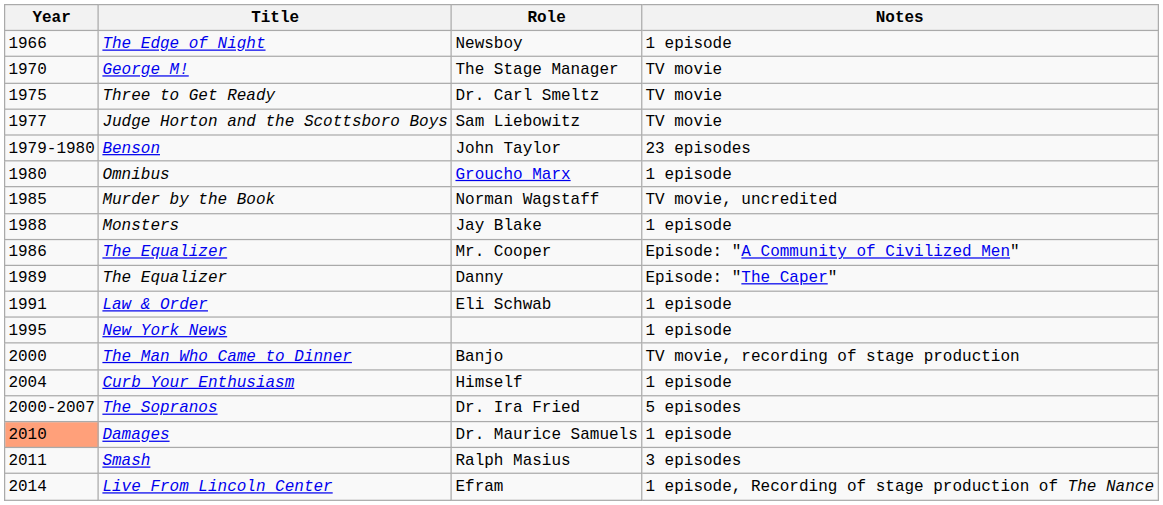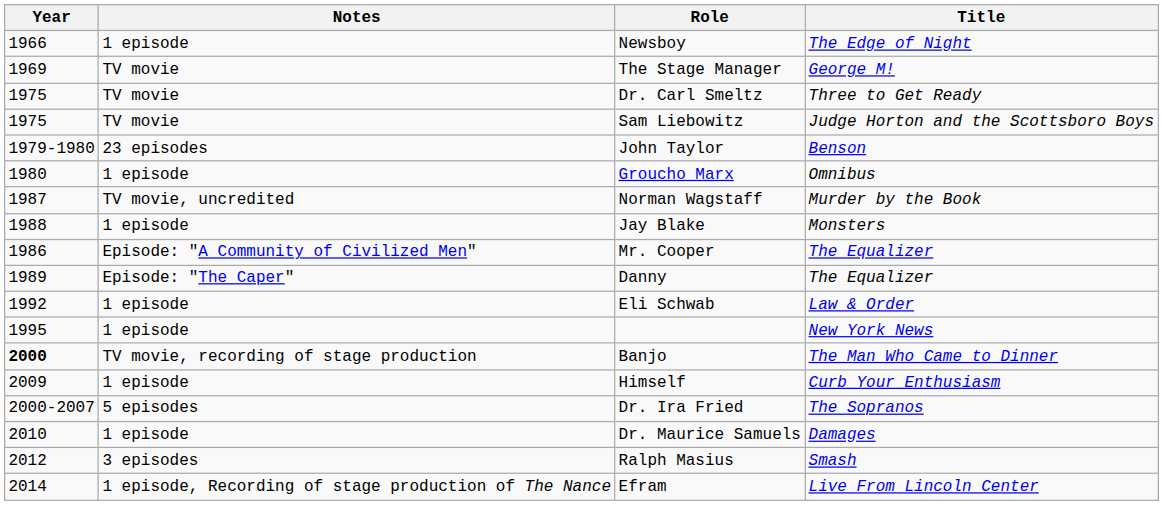columns swapped: (275, 18) <-> (900, 18)
(28, 70) 1970 -> (28, 70) 1969
(28, 122) 1977 -> (28, 122) 1975
(28, 200) 1985 -> (28, 200) 1987
(28, 304) 1991 -> (28, 304) 1992
(28, 356) normal -> (28, 356) bold
(28, 382) 2004 -> (28, 382) 2009
(28, 435) lightsalmon background -> (28, 435) no background
(28, 461) 2011 -> (28, 461) 2012
